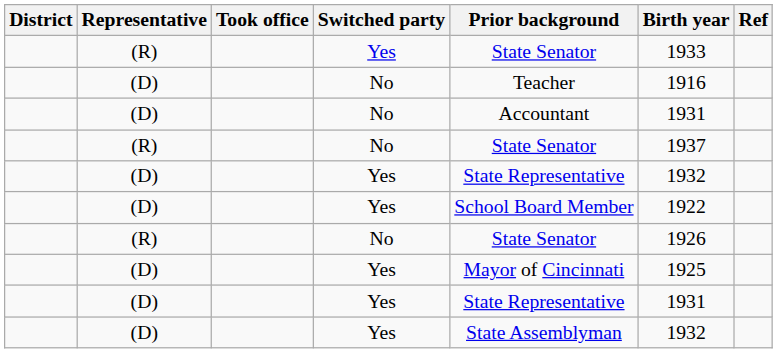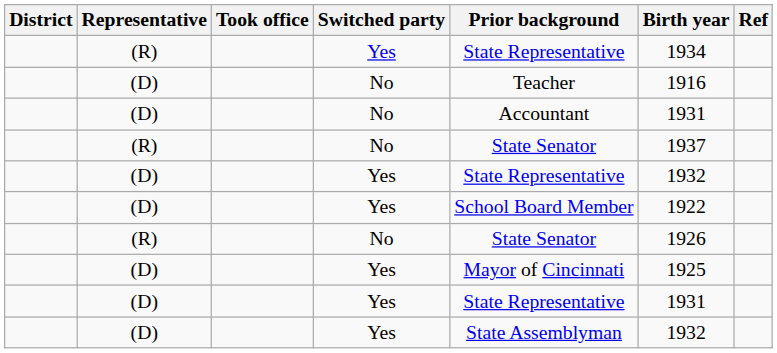(544, 51) State Senator -> (544, 51) State Representative
(686, 51) 1933 -> (686, 51) 1934
